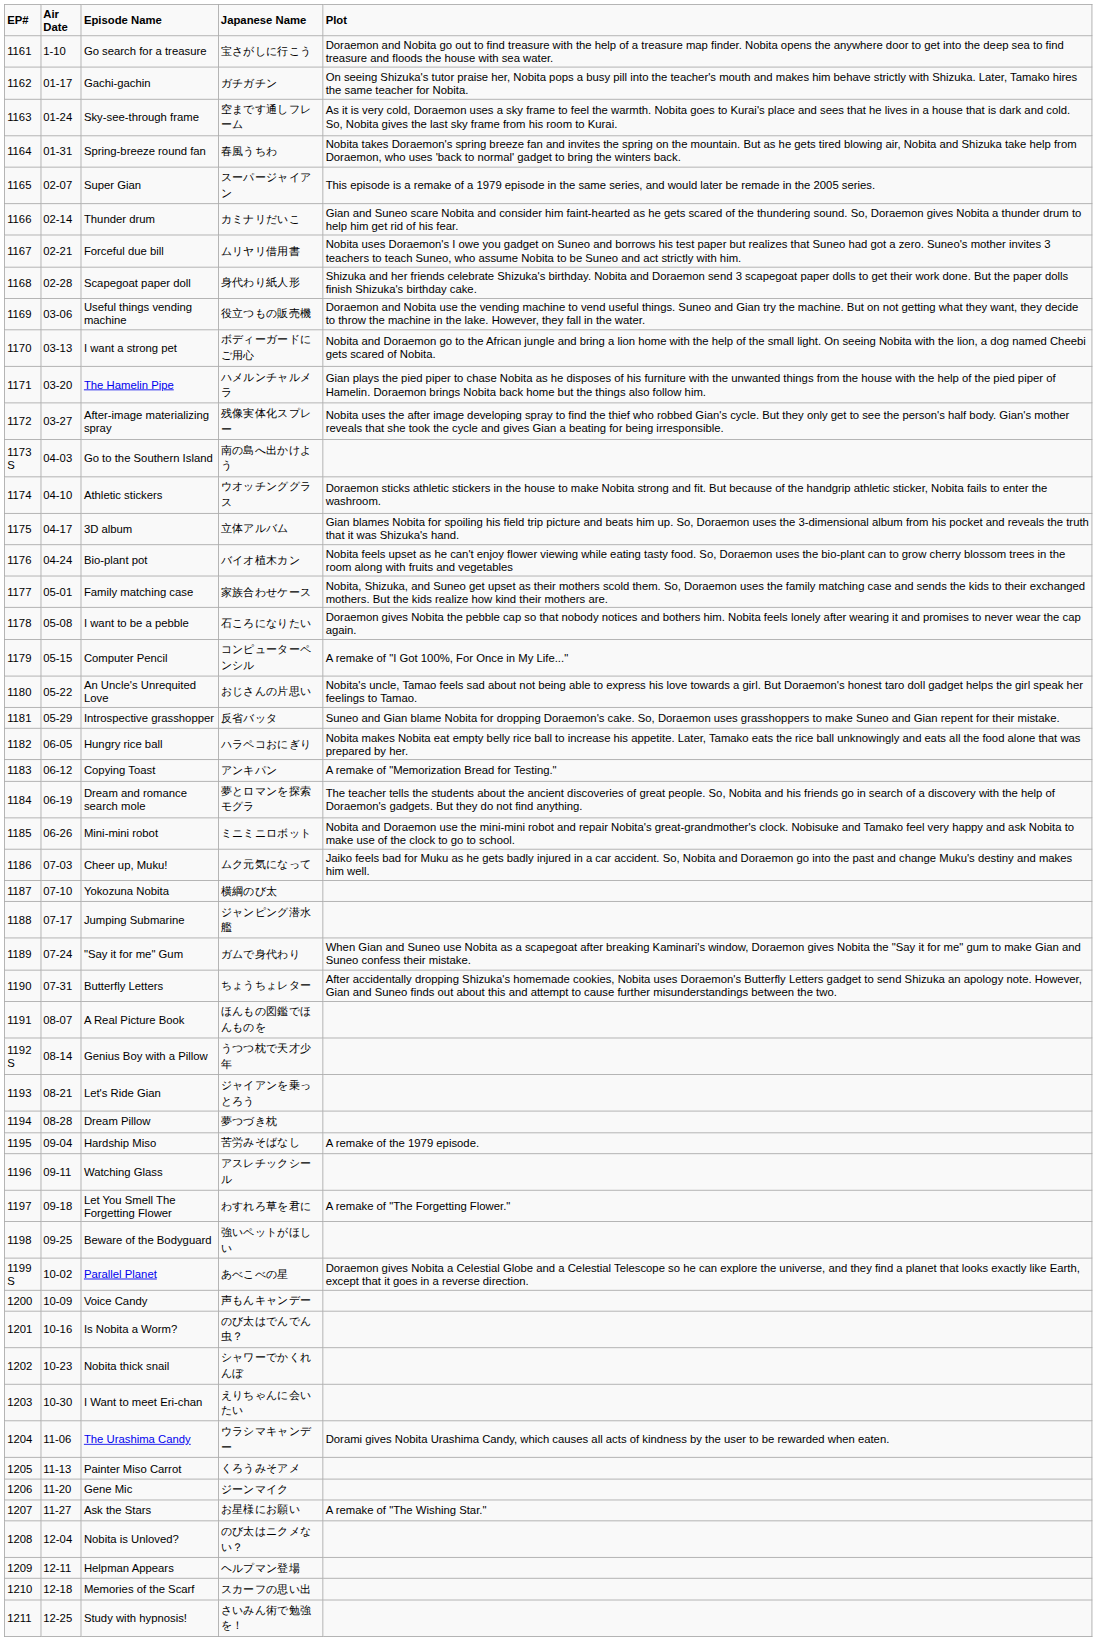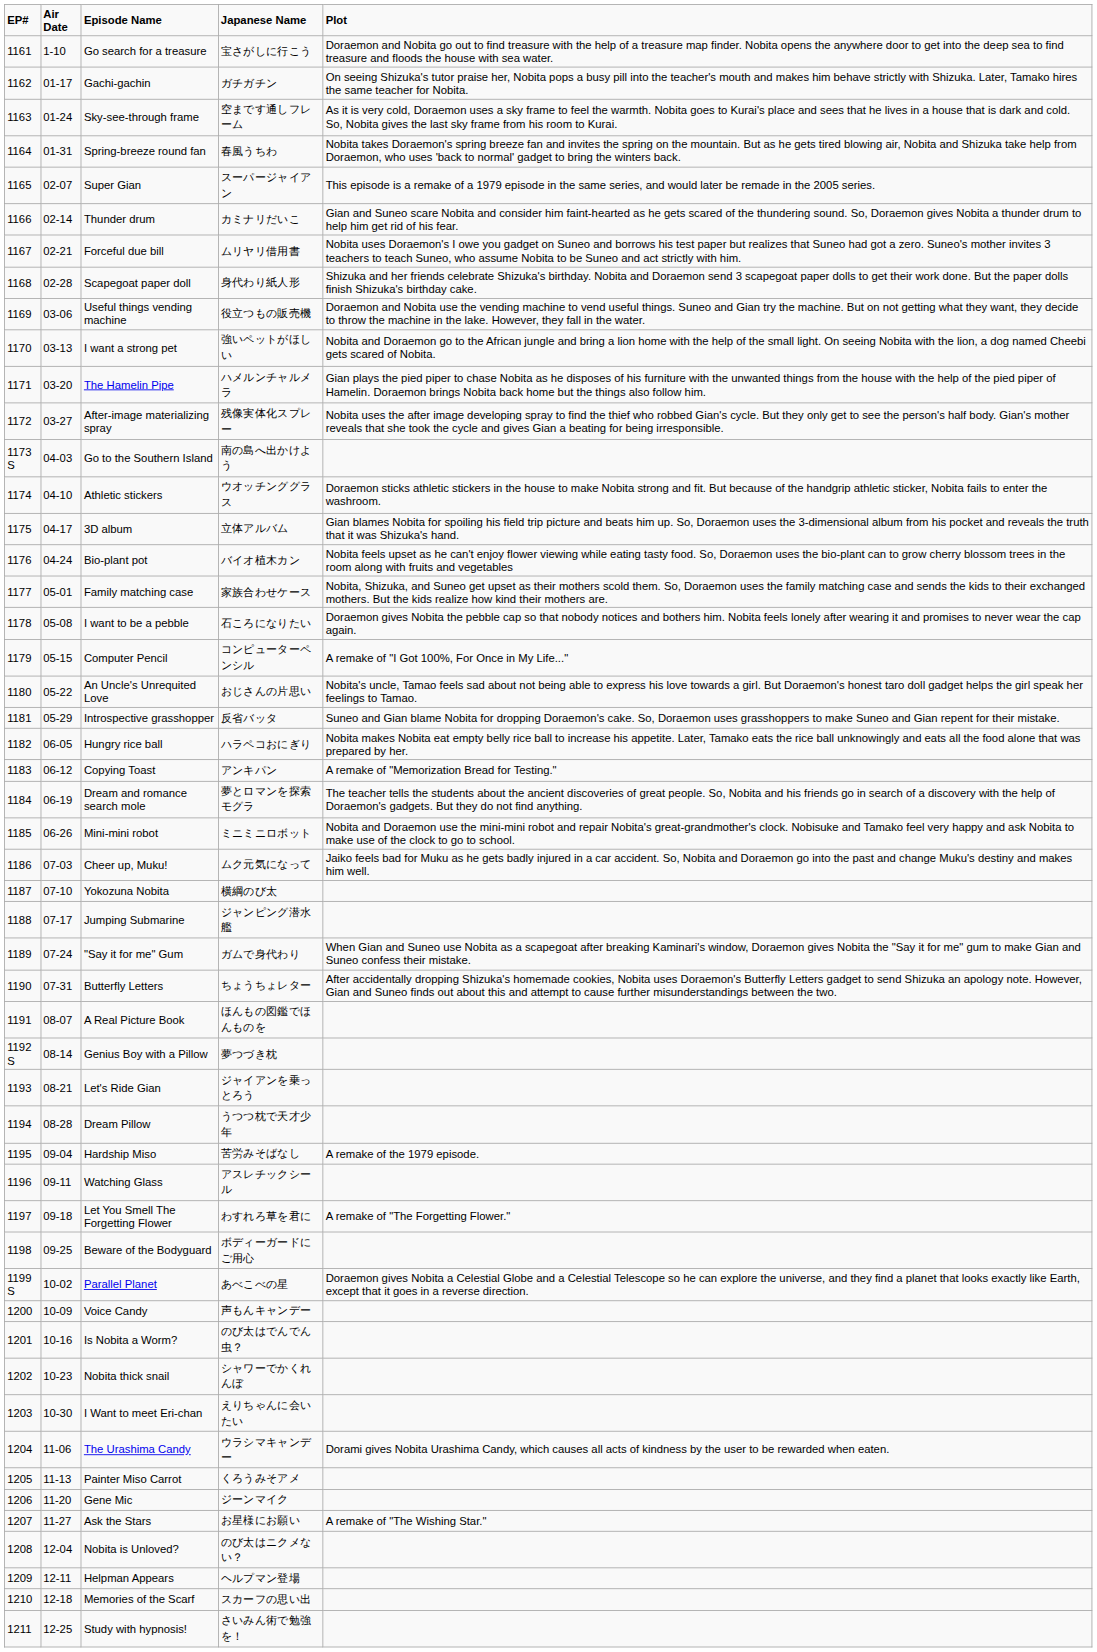(266, 348) ボディーガードにご用心 -> (266, 348) 強いペットがほしい
(266, 1056) うつつ枕で天才少年 -> (249, 1053) 夢つづき枕
(249, 1121) 夢つづき枕 -> (266, 1124) うつつ枕で天才少年
(266, 1240) 強いペットがほしい -> (266, 1250) ボディーガードにご用心
